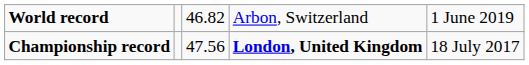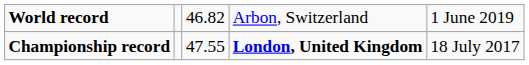(205, 45) 47.56 -> (205, 45) 47.55
